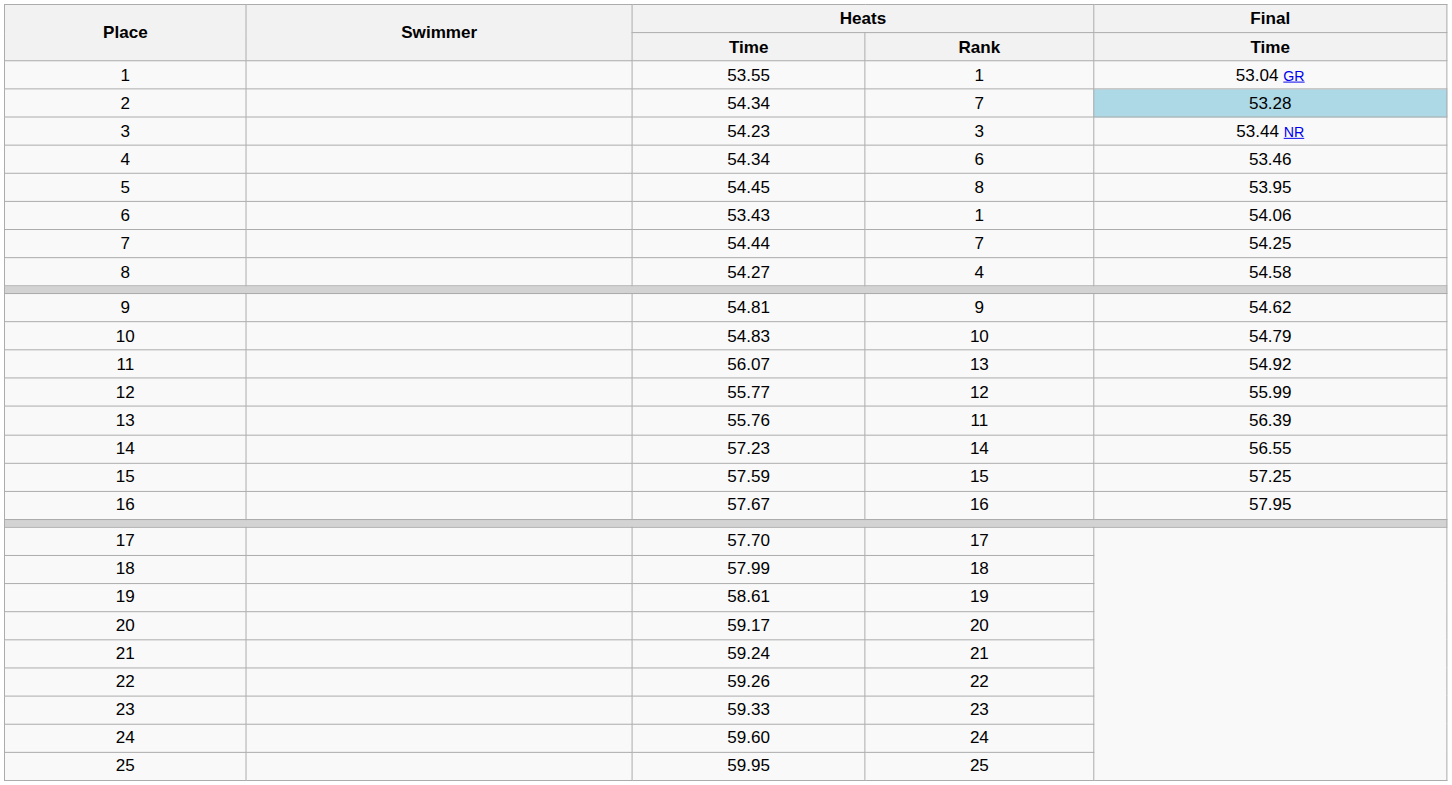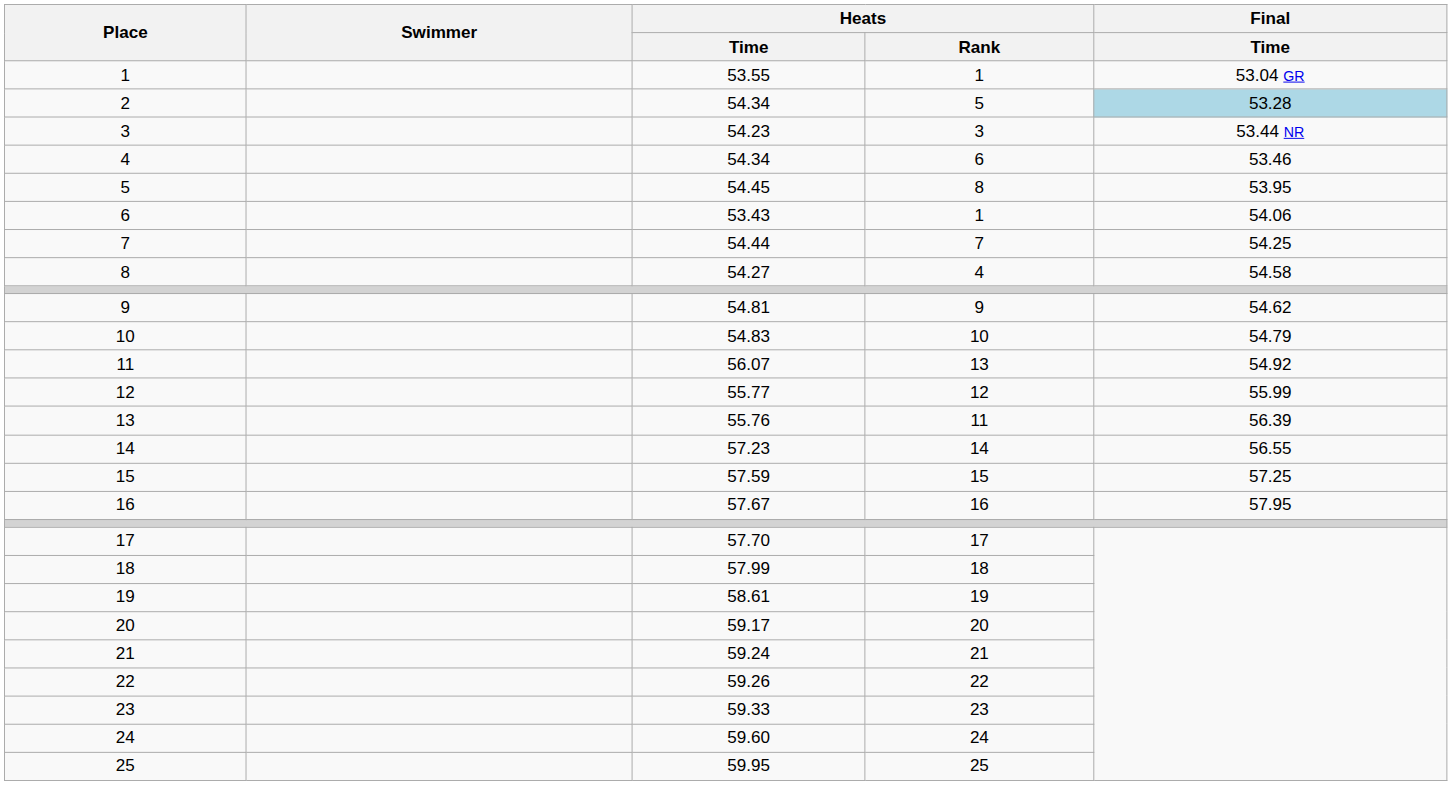(979, 102) 7 -> (979, 102) 5
